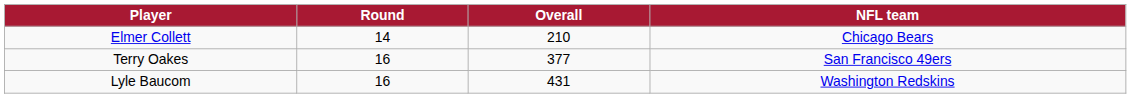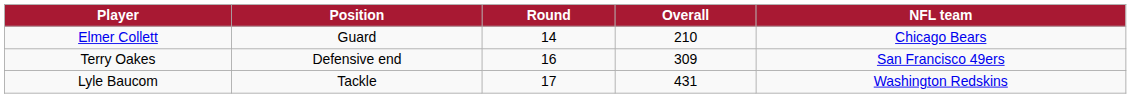+ column: (357, 15)
(559, 59) 377 -> (686, 59) 309
(382, 81) 16 -> (549, 81) 17
